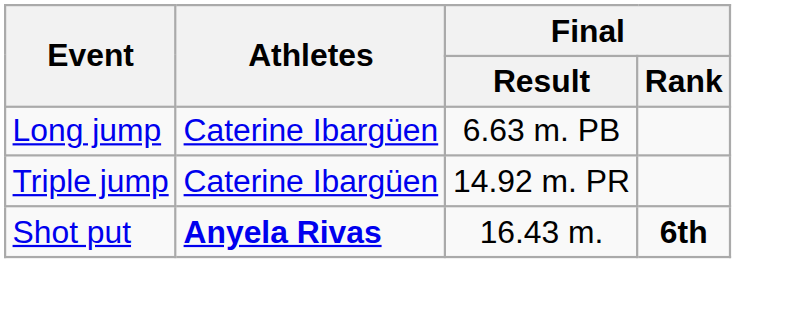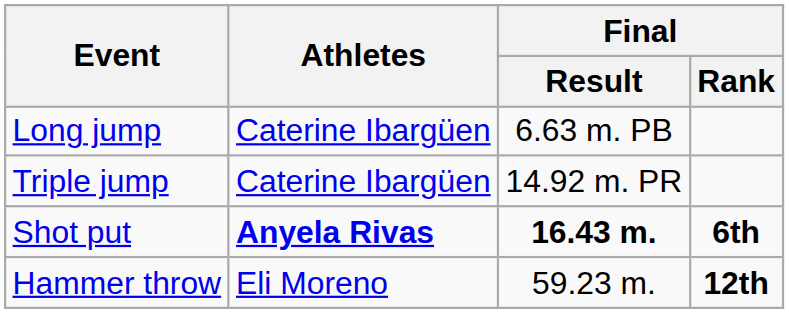(542, 232) normal -> (594, 232) bold
+ row: (117, 282)
